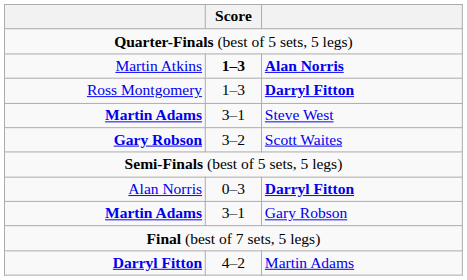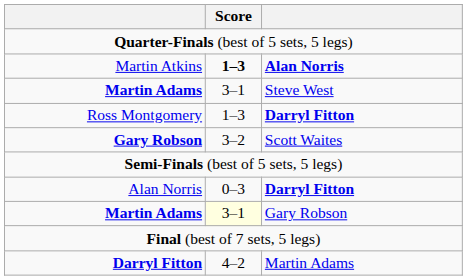rows swapped: (145, 90) <-> (154, 115)
(233, 213) no background -> (233, 213) lightyellow background
